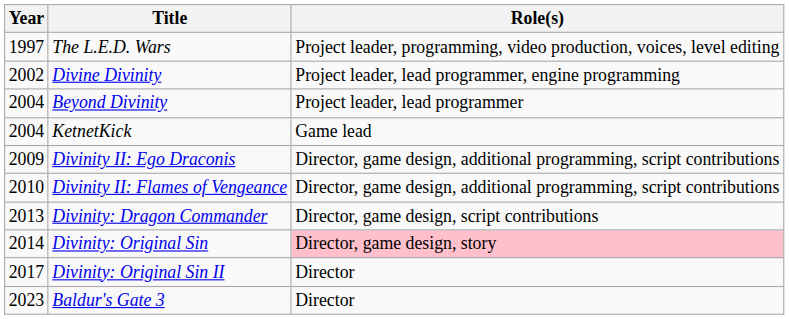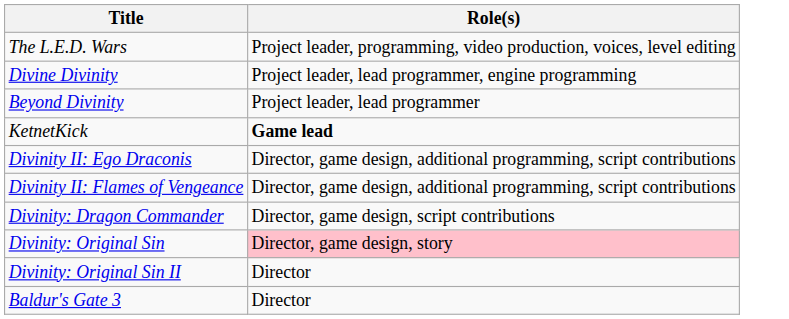- column: (26, 18)
(334, 131) normal -> (292, 131) bold
